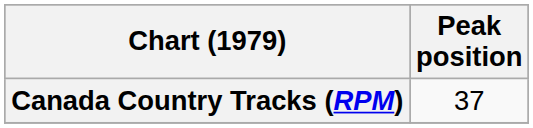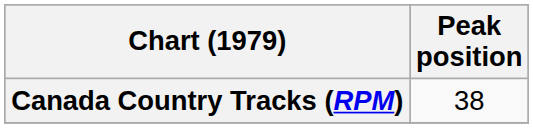(469, 100) 37 -> (469, 100) 38
